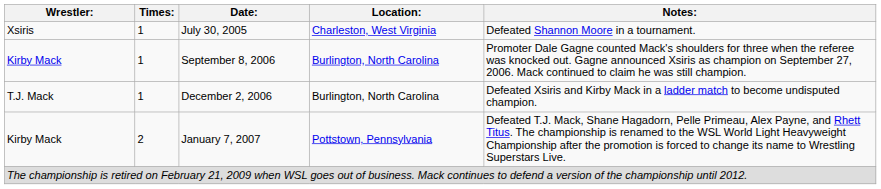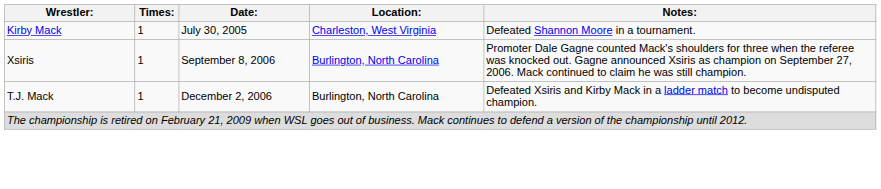(20, 30) Xsiris -> (34, 30) Kirby Mack
(34, 60) Kirby Mack -> (20, 60) Xsiris
- row: (221, 139)
